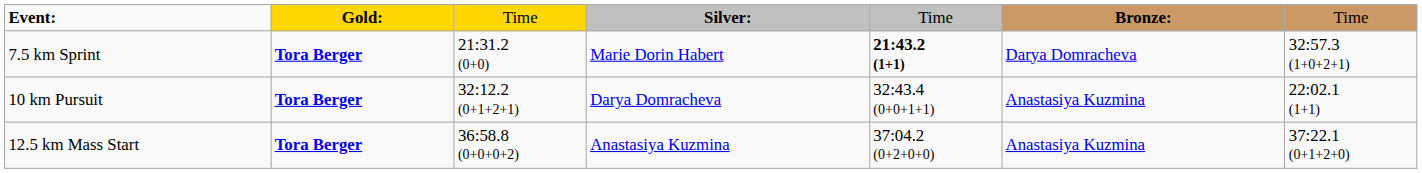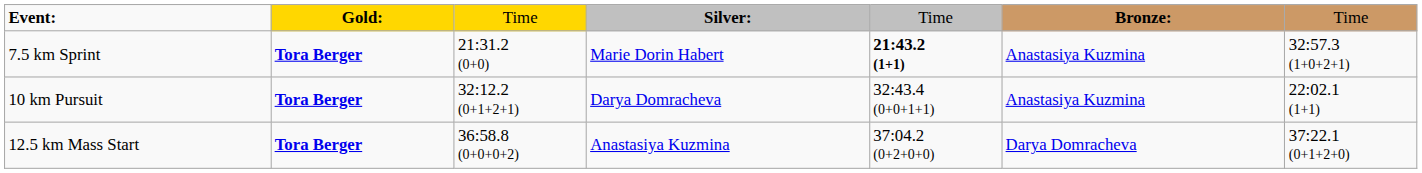(1071, 53) Darya Domracheva -> (1075, 53) Anastasiya Kuzmina
(1075, 145) Anastasiya Kuzmina -> (1071, 145) Darya Domracheva
